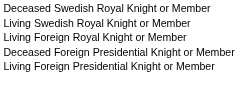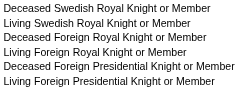+ row: (105, 38)
